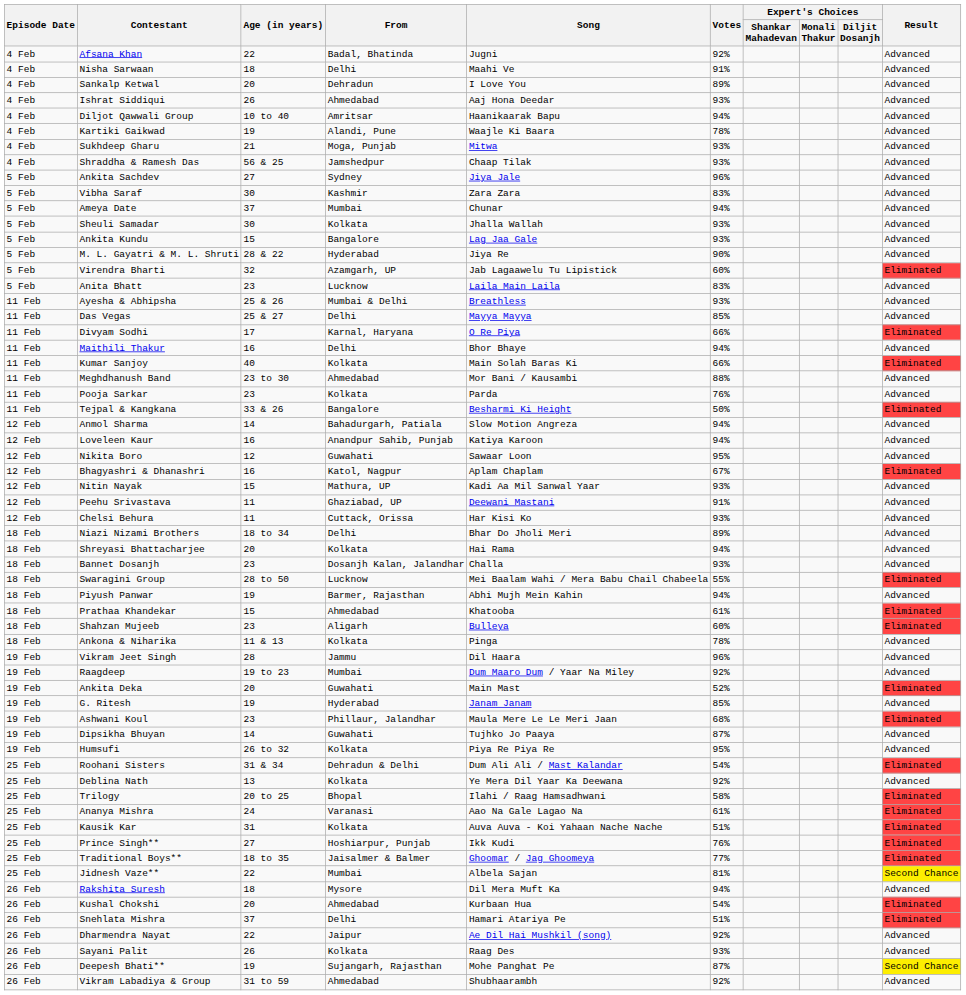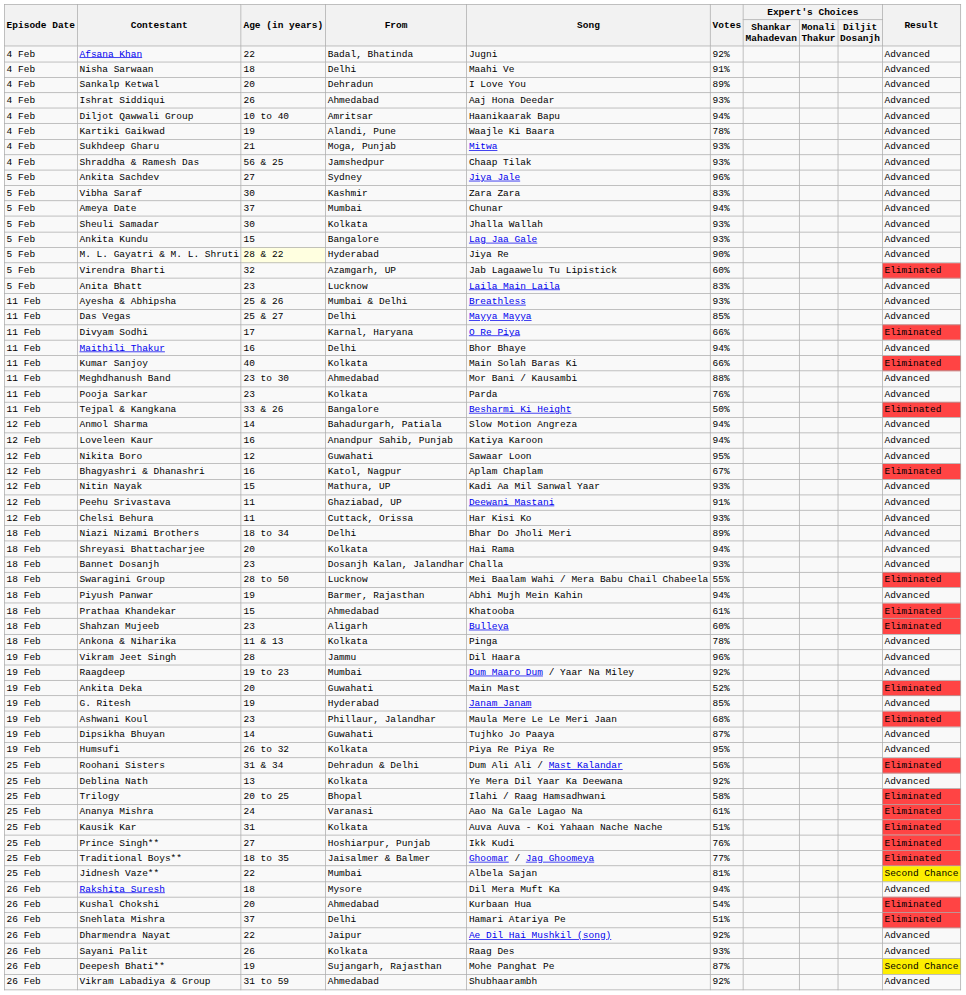(263, 255) no background -> (263, 255) lightyellow background
(721, 765) 54% -> (721, 765) 56%
